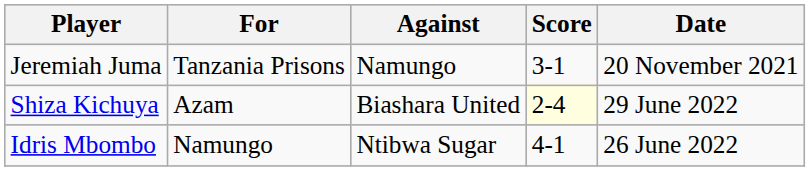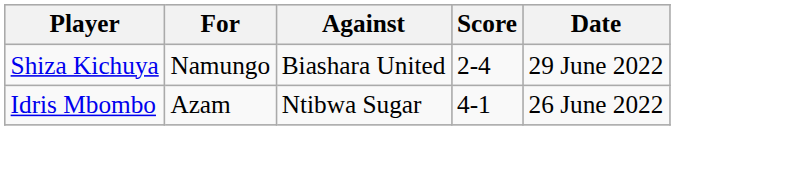- row: (86, 64)
(203, 104) Azam -> (220, 64) Namungo
(549, 104) lightyellow background -> (474, 64) no background
(223, 144) Namungo -> (201, 104) Azam
